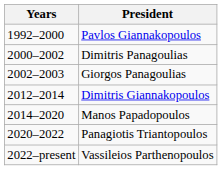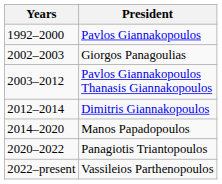- row: (134, 54)
+ row: (147, 81)
